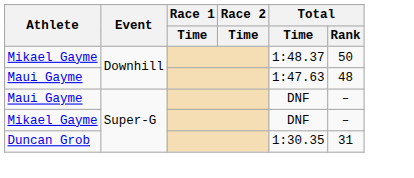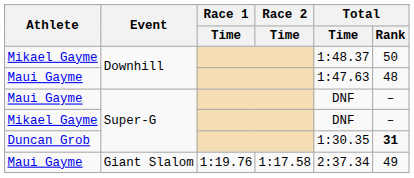(346, 141) normal -> (391, 141) bold
+ row: (45, 162)
